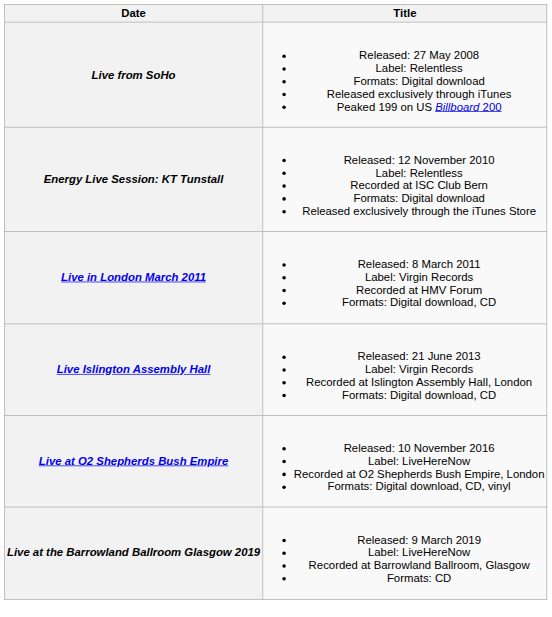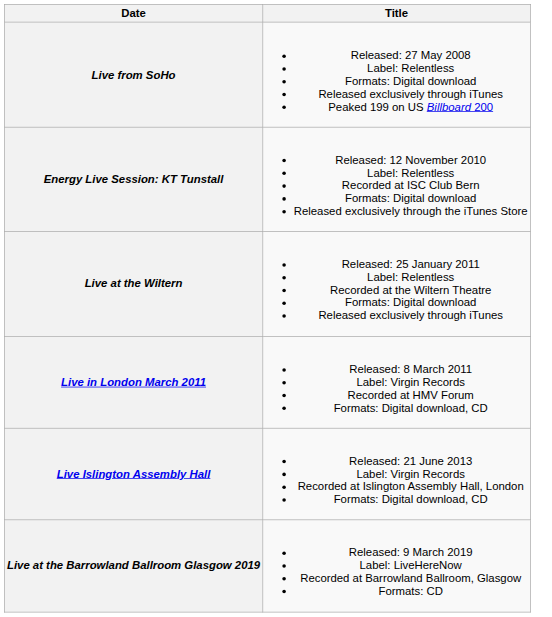+ row: (134, 284)
- row: (134, 461)
